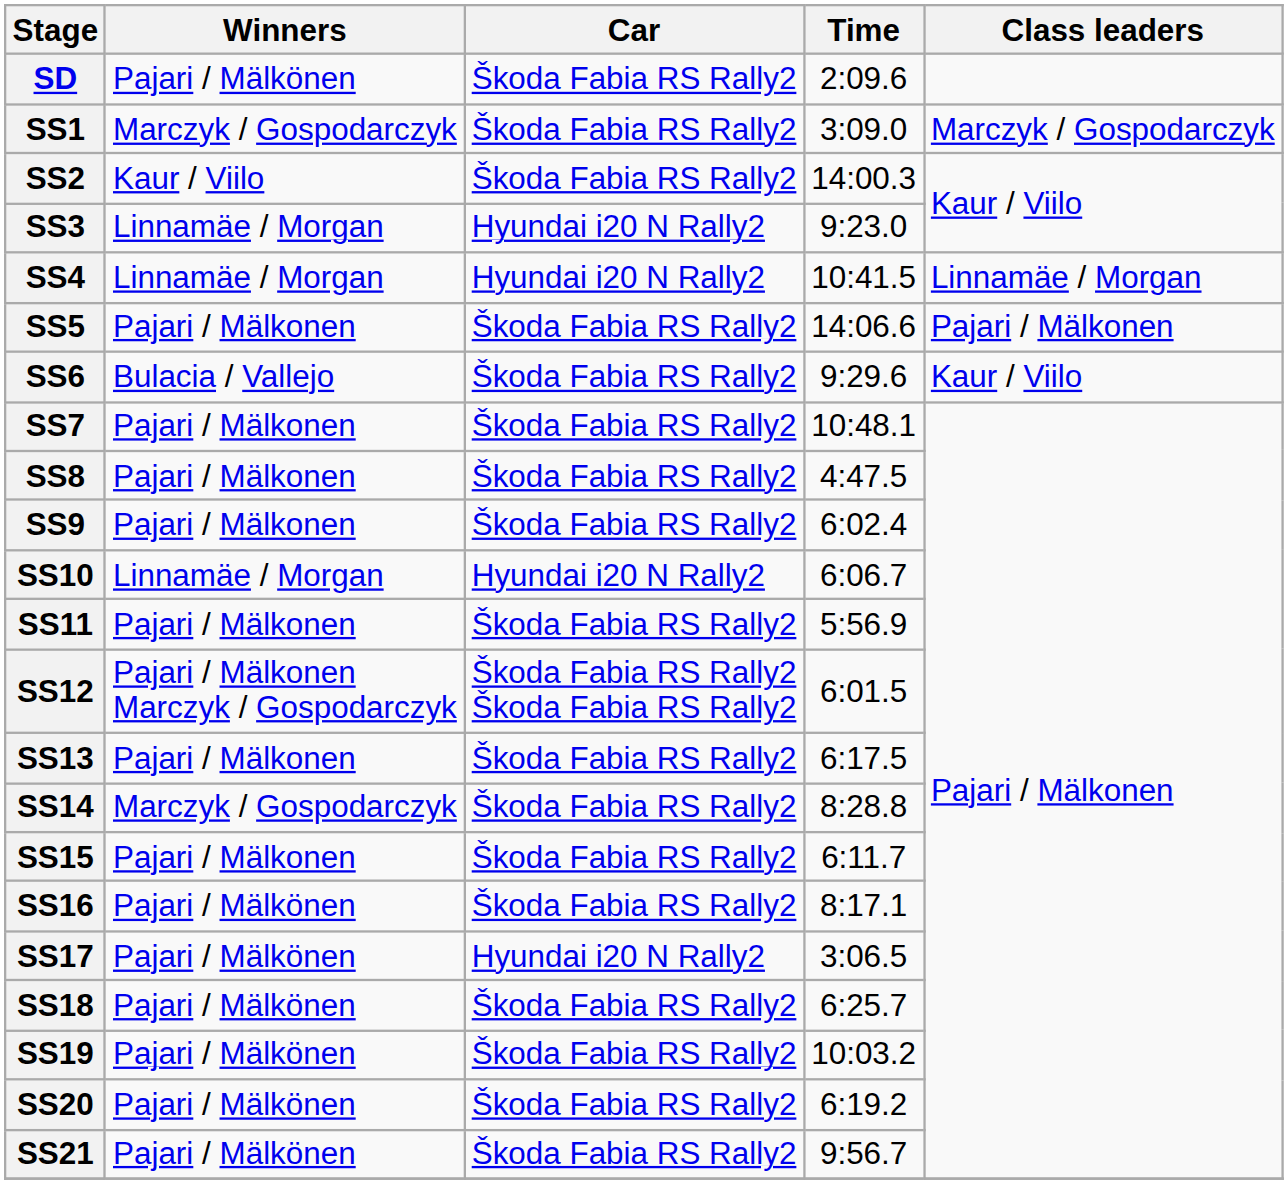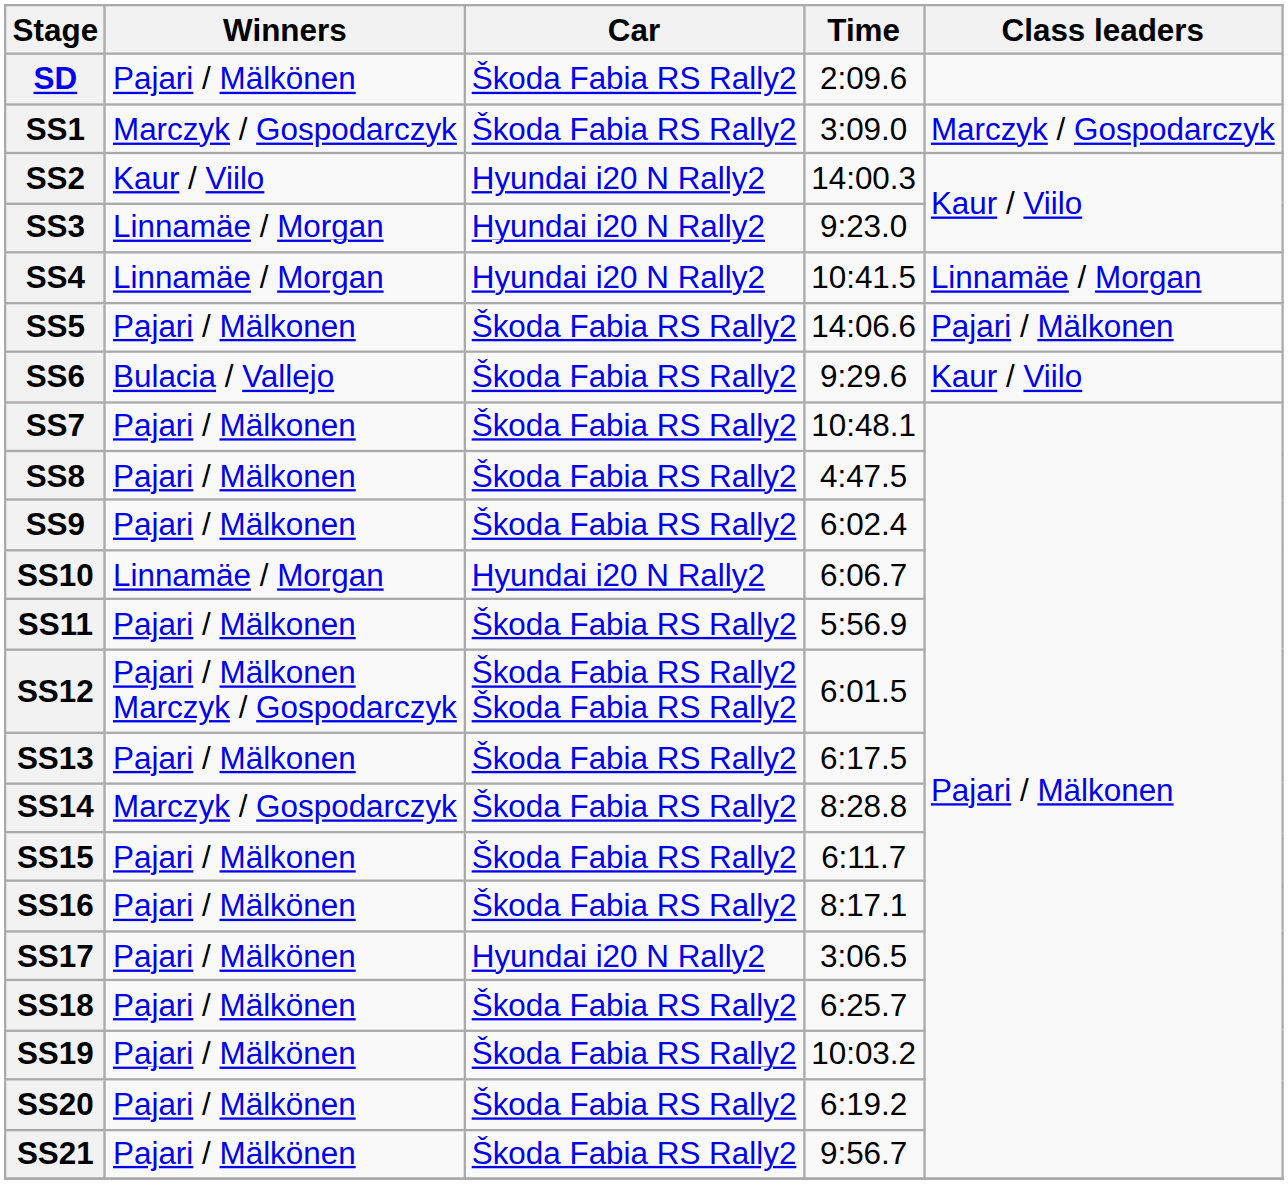(634, 178) Škoda Fabia RS Rally2 -> (618, 178) Hyundai i20 N Rally2
